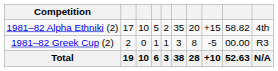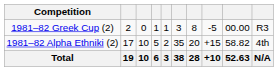rows swapped: (62, 27) <-> (62, 43)
